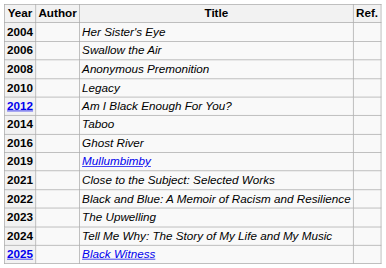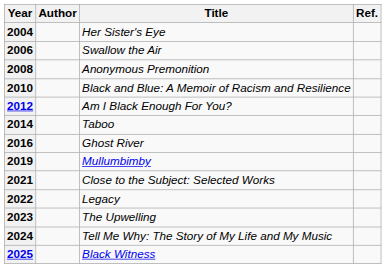(101, 87) Legacy -> (216, 87) Black and Blue: A Memoir of Racism and Resilience
(216, 198) Black and Blue: A Memoir of Racism and Resilience -> (101, 198) Legacy
